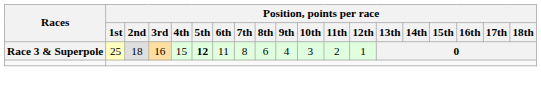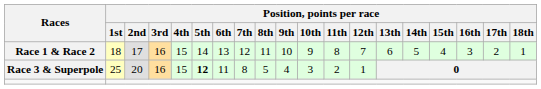+ row: (55, 50)
(137, 50) 18 -> (137, 69) 20
(266, 50) 6 -> (266, 69) 5
